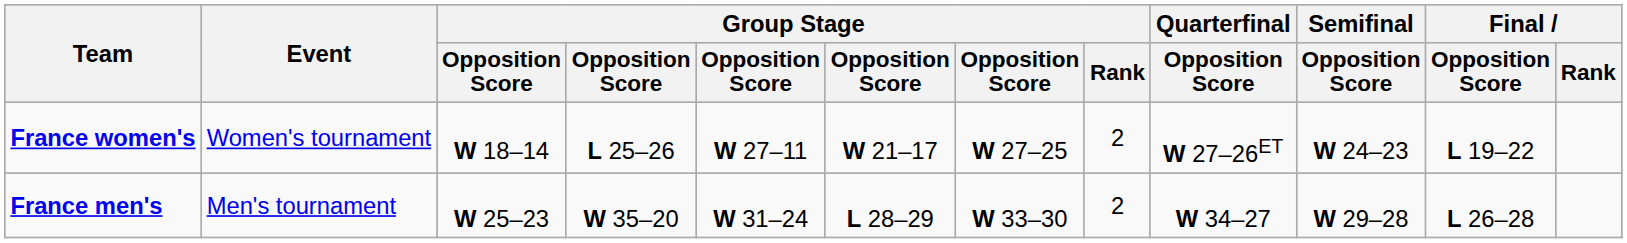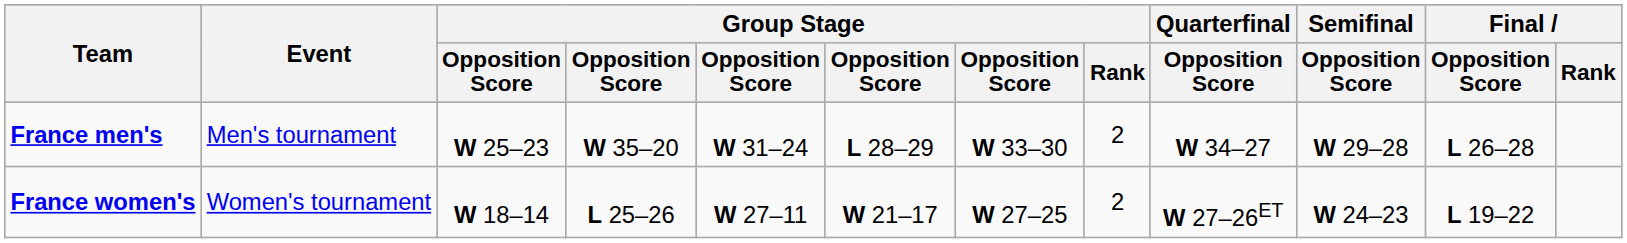rows swapped: (86, 205) <-> (103, 138)
